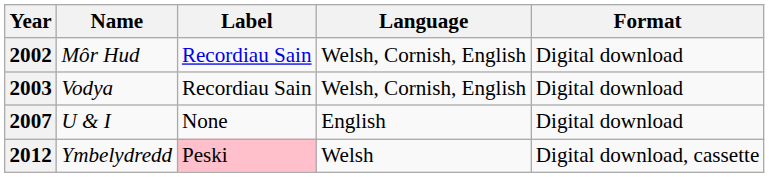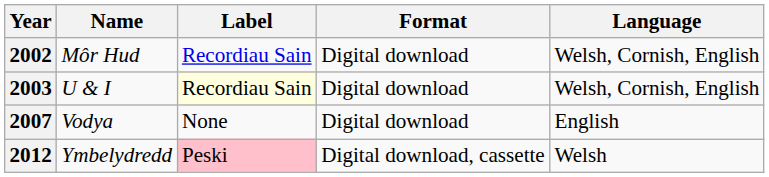columns swapped: (648, 21) <-> (424, 21)
(87, 88) Vodya -> (86, 88) U & I
(247, 88) no background -> (247, 88) lightyellow background
(86, 121) U & I -> (87, 121) Vodya
